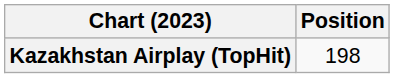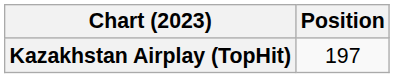(343, 55) 198 -> (343, 55) 197
